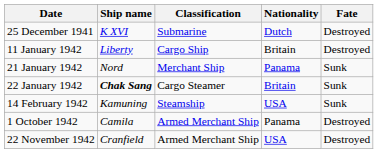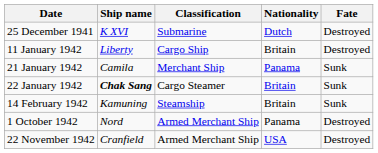(111, 67) Nord -> (117, 67) Camila
(275, 103) USA -> (280, 103) Britain
(117, 121) Camila -> (111, 121) Nord
